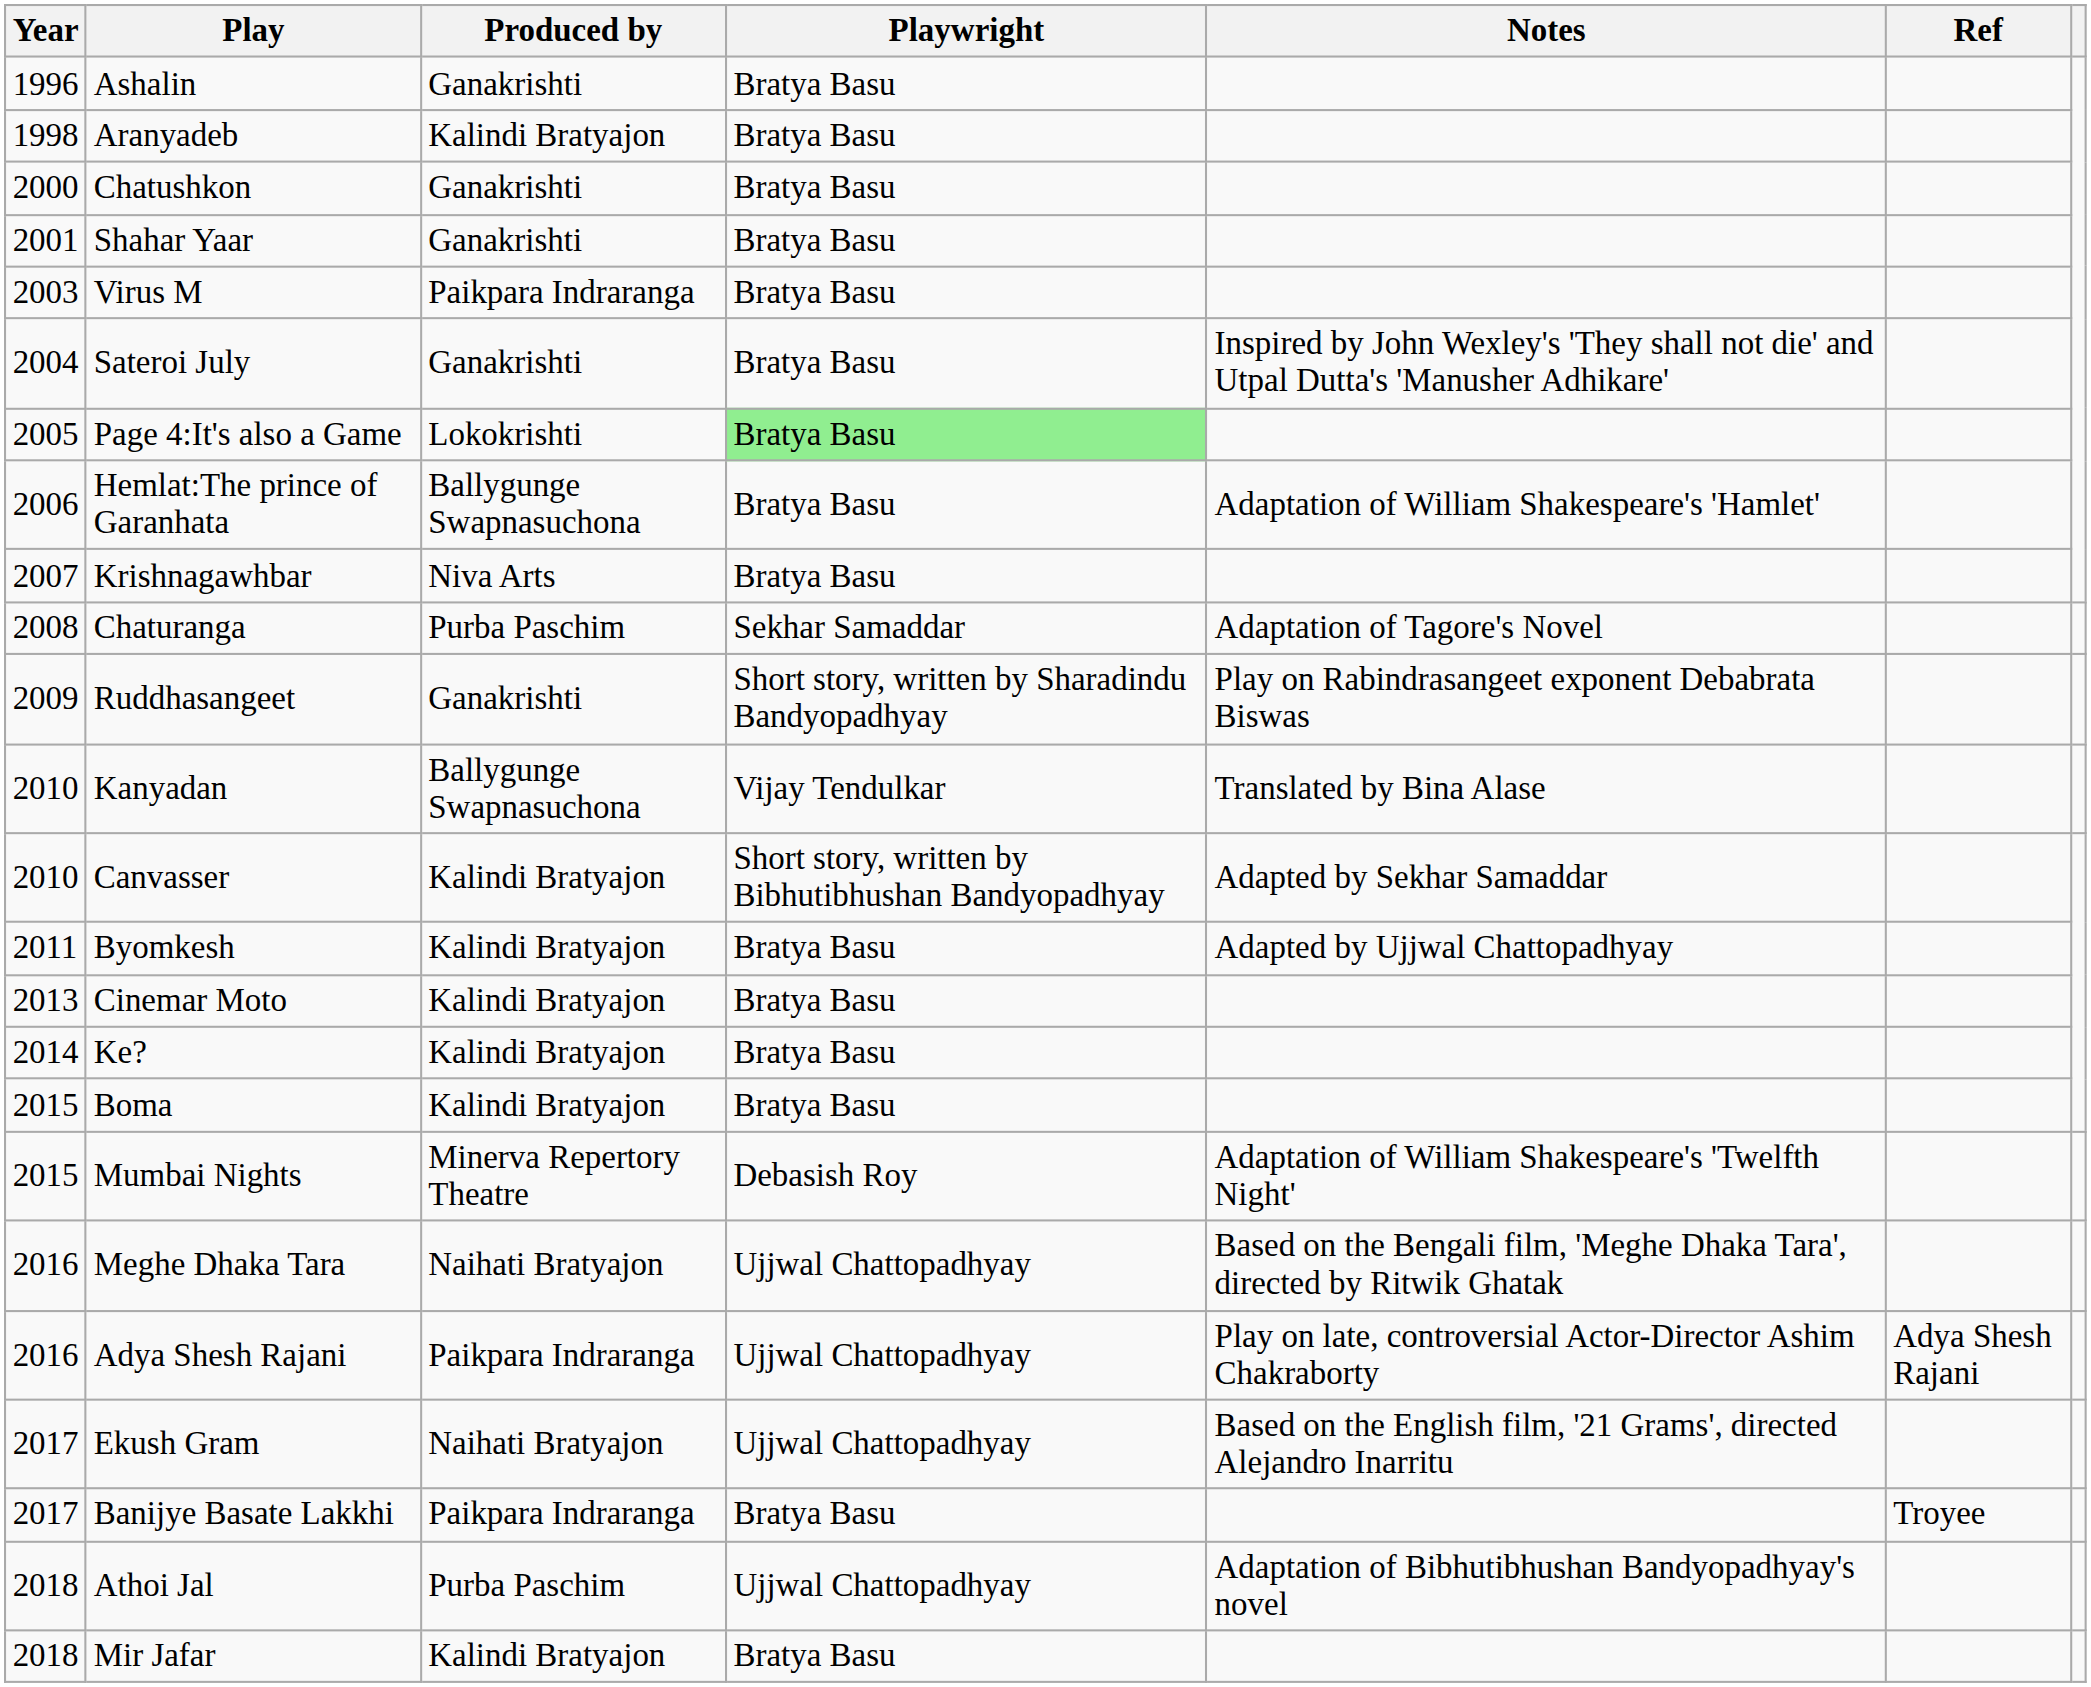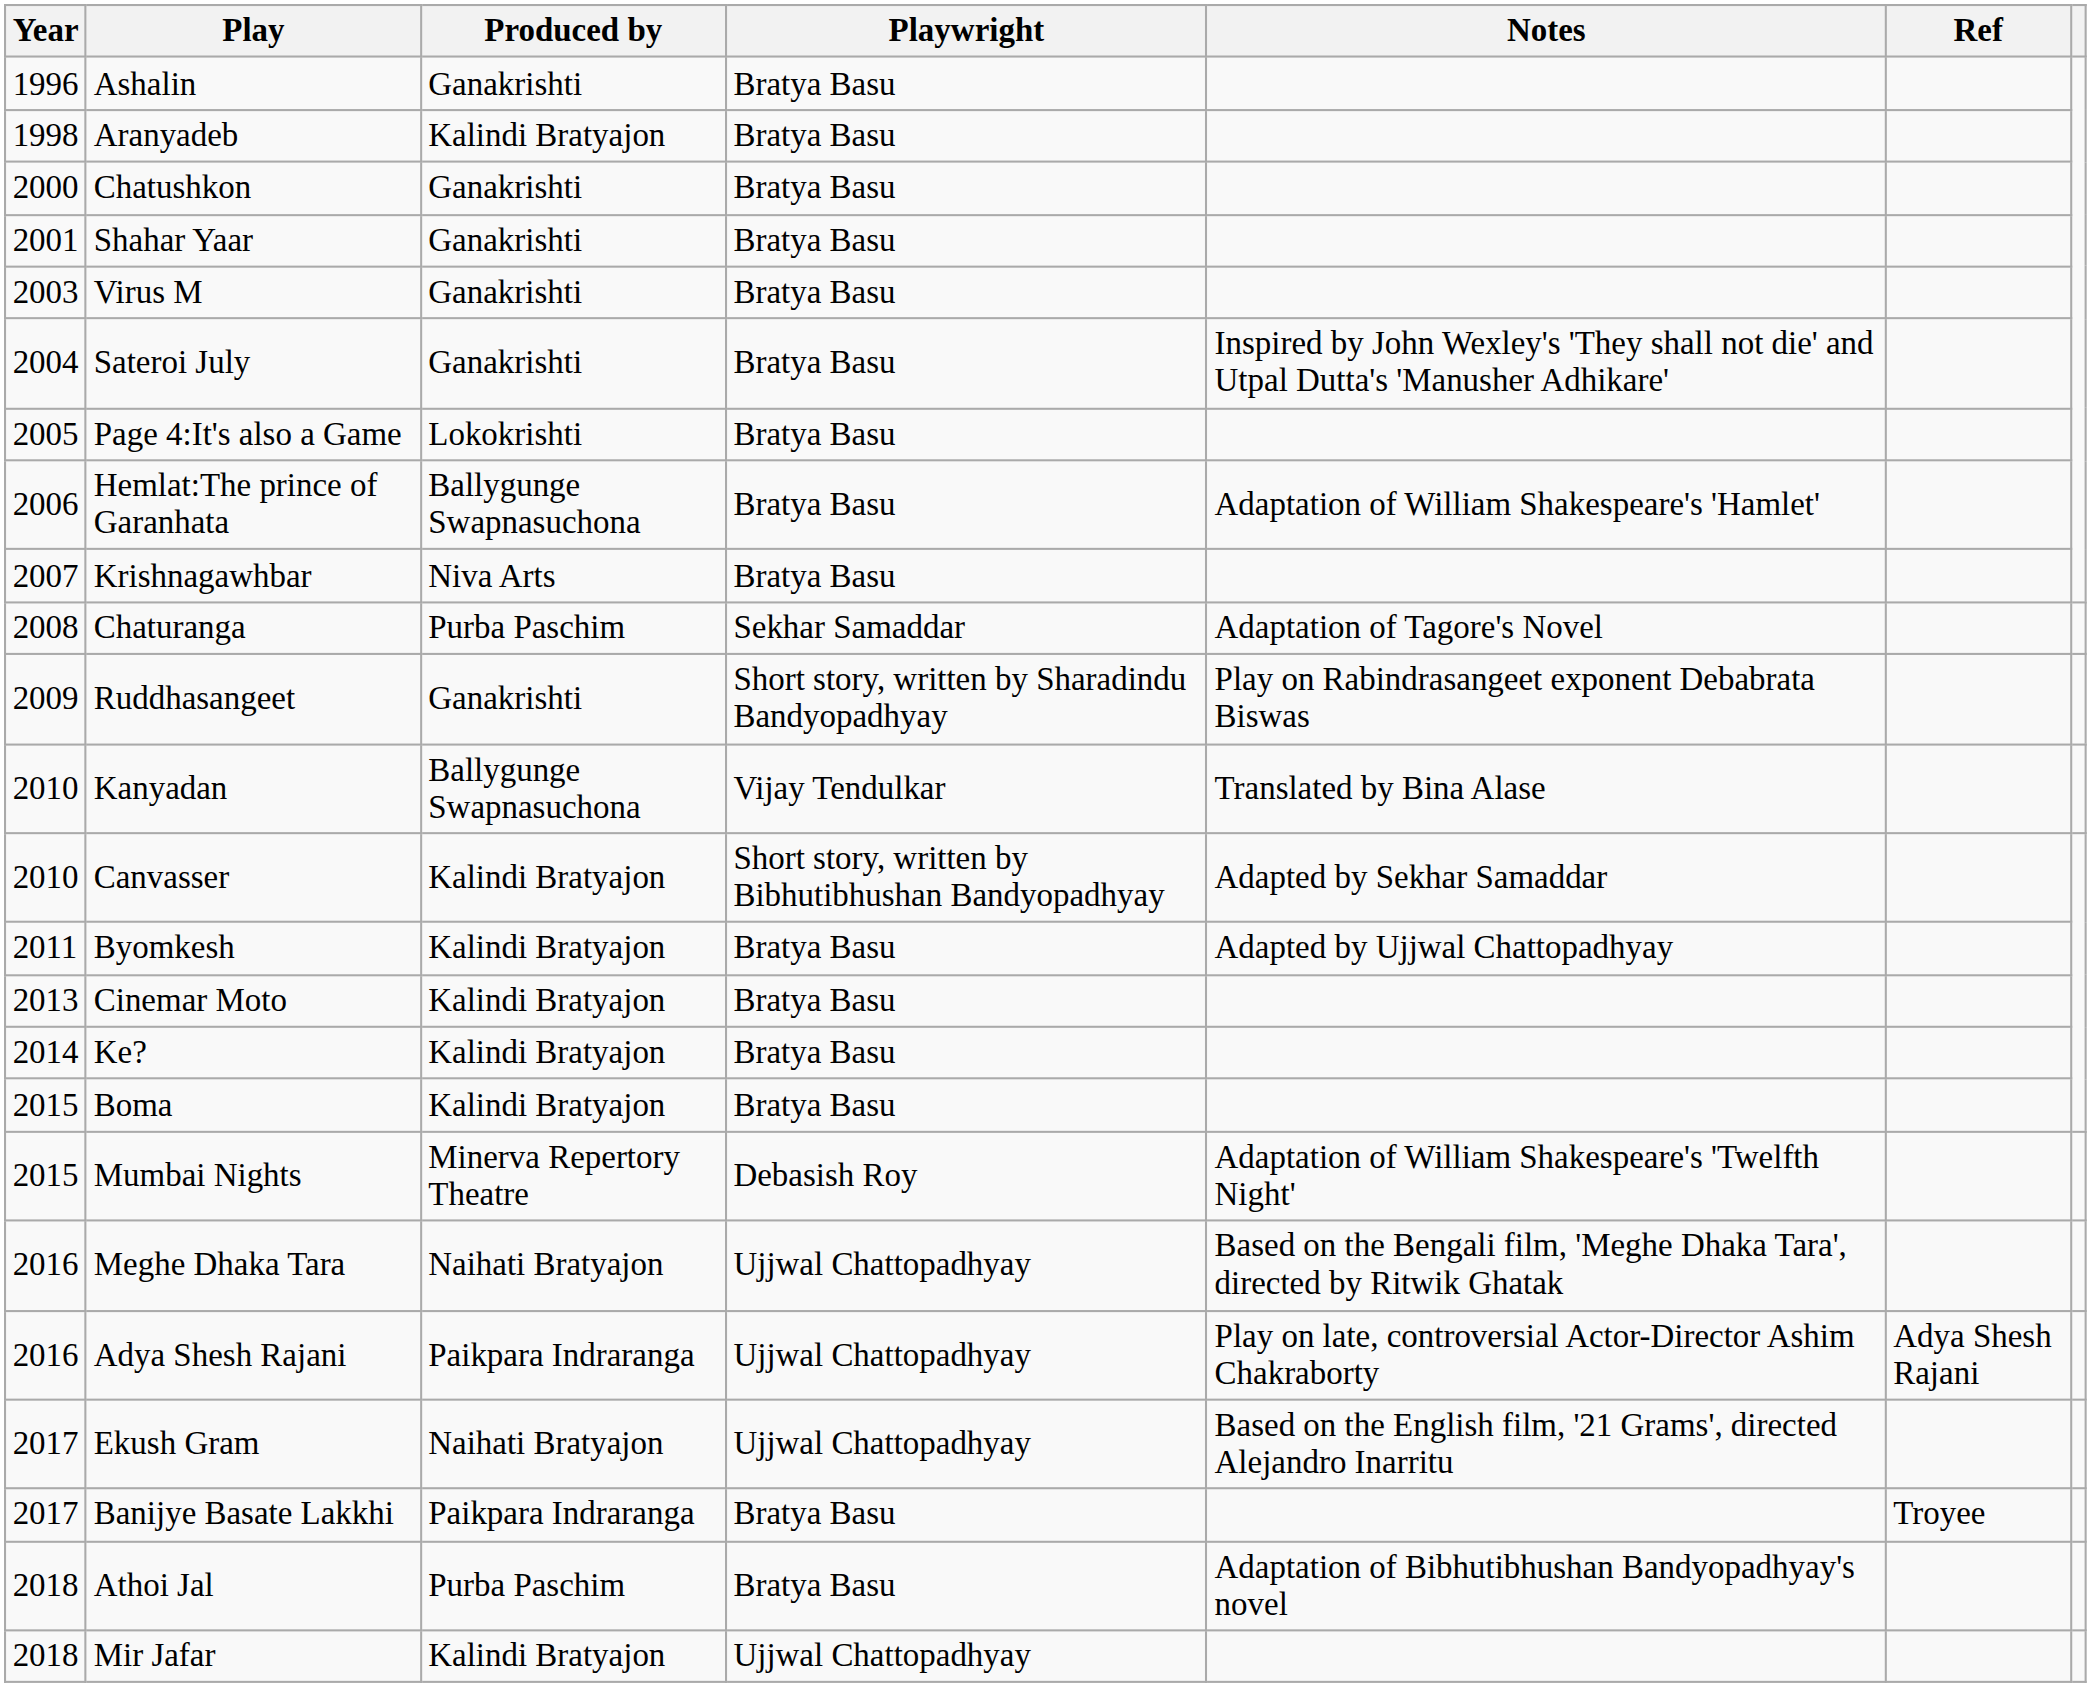(561, 291) Paikpara Indraranga -> (505, 291) Ganakrishti
(814, 433) lightgreen background -> (814, 433) no background
(882, 1585) Ujjwal Chattopadhyay -> (814, 1585) Bratya Basu
(814, 1655) Bratya Basu -> (882, 1655) Ujjwal Chattopadhyay
